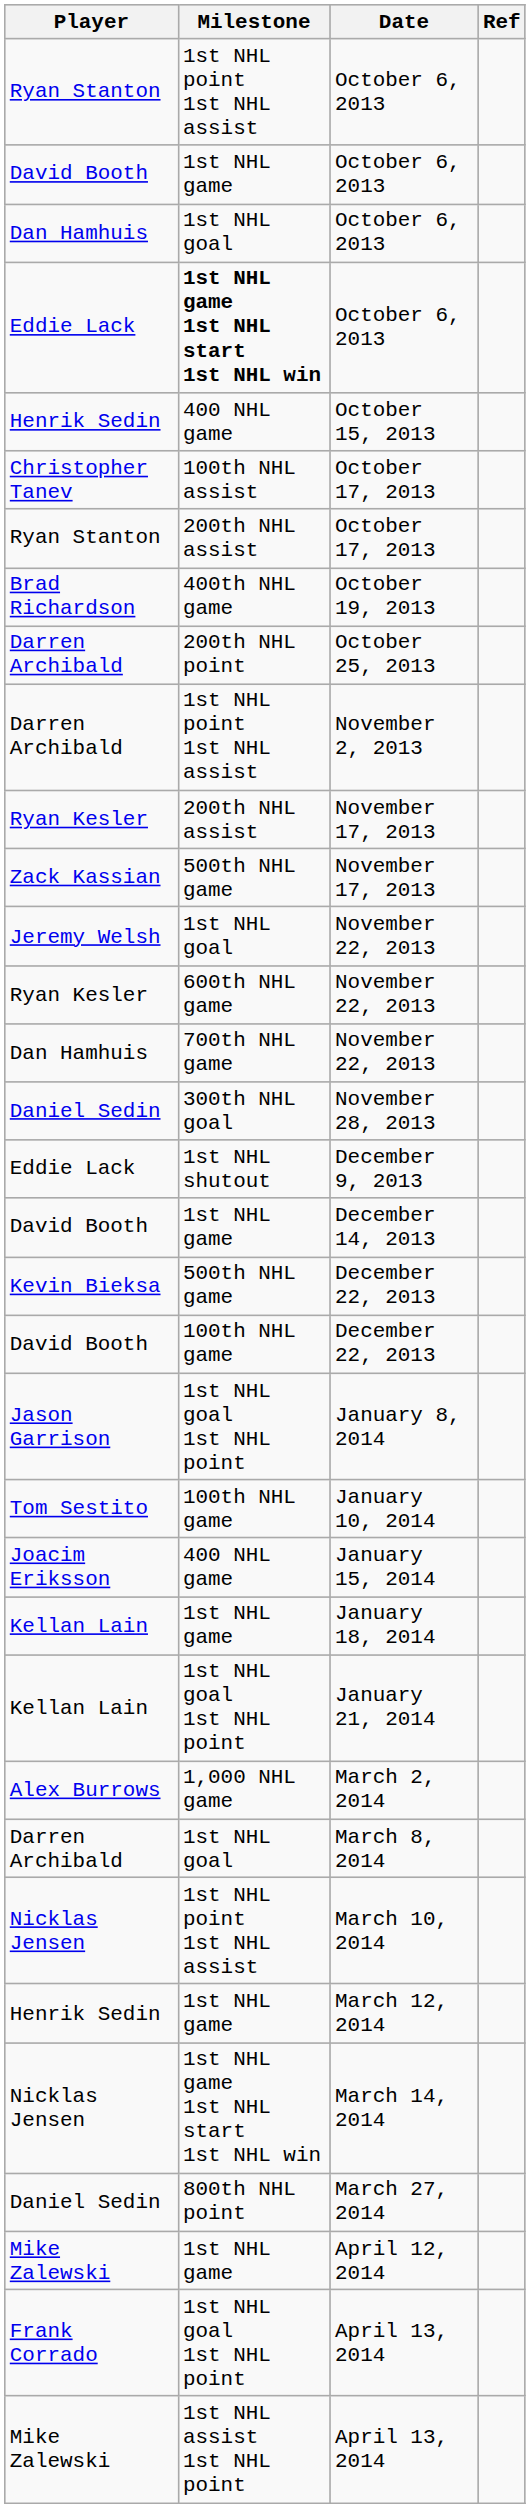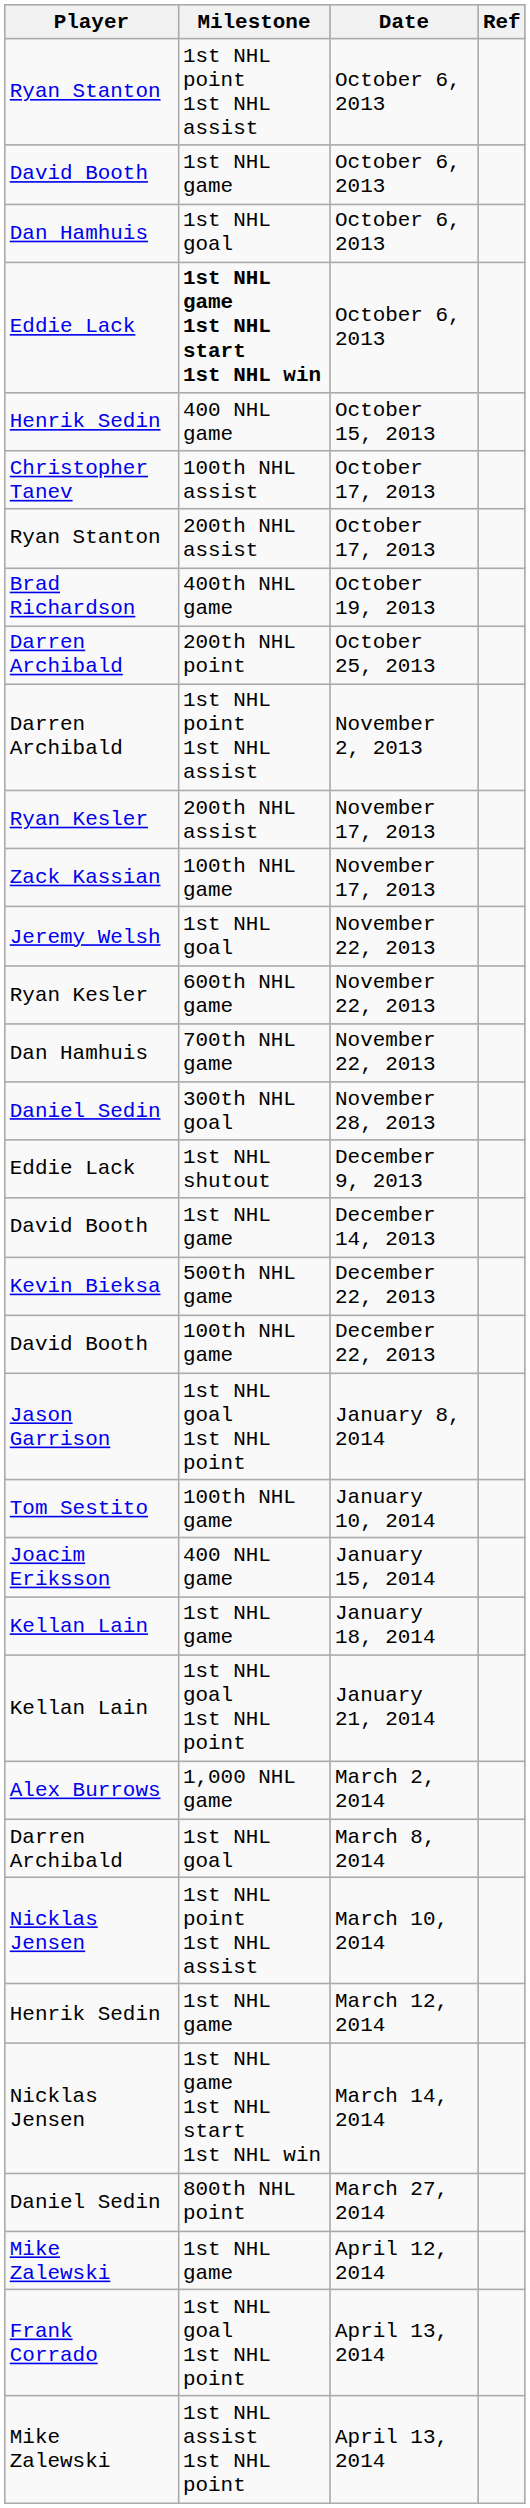(239, 878) 500th NHL game -> (239, 878) 100th NHL game
